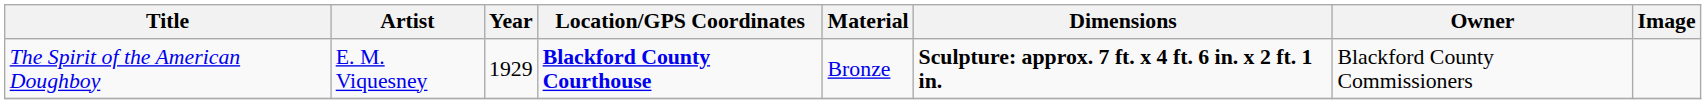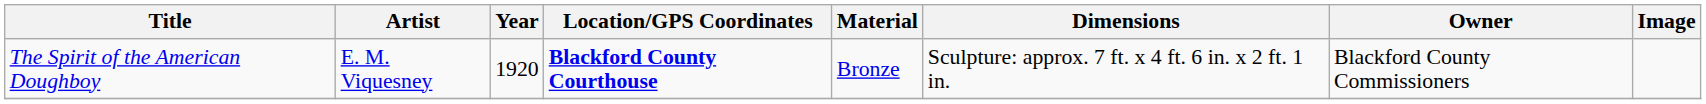(511, 68) 1929 -> (517, 68) 1920
(1116, 68) bold -> (1116, 68) normal
